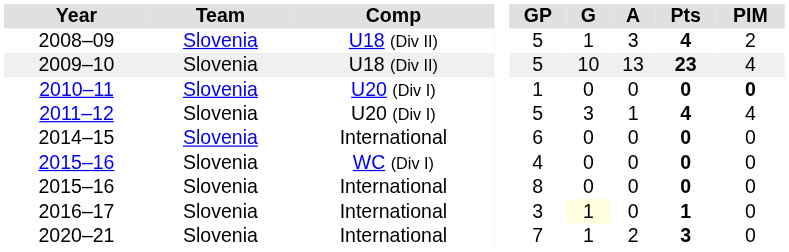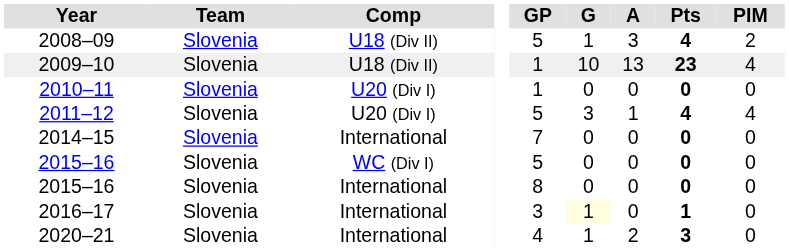(538, 64) 5 -> (538, 64) 1
(750, 89) bold -> (750, 89) normal
(538, 138) 6 -> (538, 138) 7
(538, 162) 4 -> (538, 162) 5
(538, 235) 7 -> (538, 235) 4
